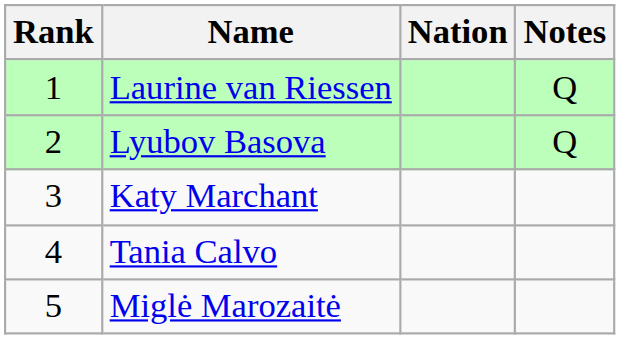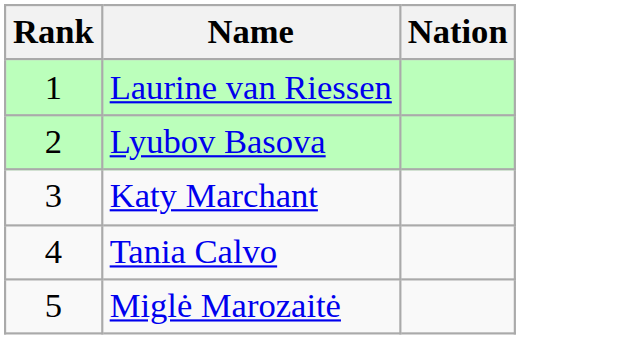- column: (565, 31)
